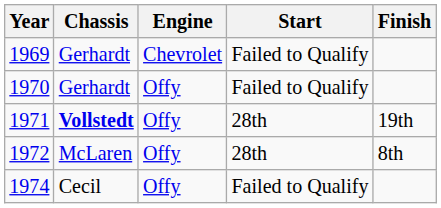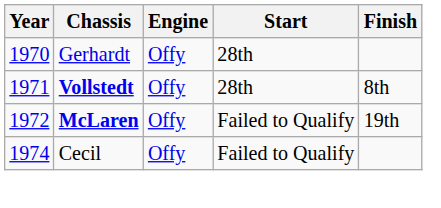- row: (29, 54)
(300, 87) Failed to Qualify -> (235, 54) 28th
(396, 120) 19th -> (376, 87) 8th
(95, 153) normal -> (99, 120) bold
(249, 153) 28th -> (286, 120) Failed to Qualify
(391, 153) 8th -> (381, 120) 19th
